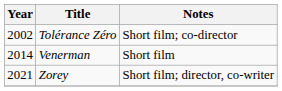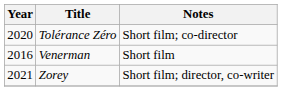(20, 34) 2002 -> (20, 34) 2020
(20, 55) 2014 -> (20, 55) 2016
